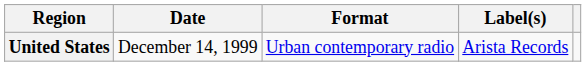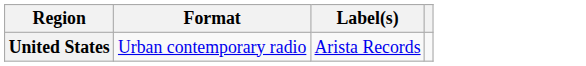- column: (188, 18)
